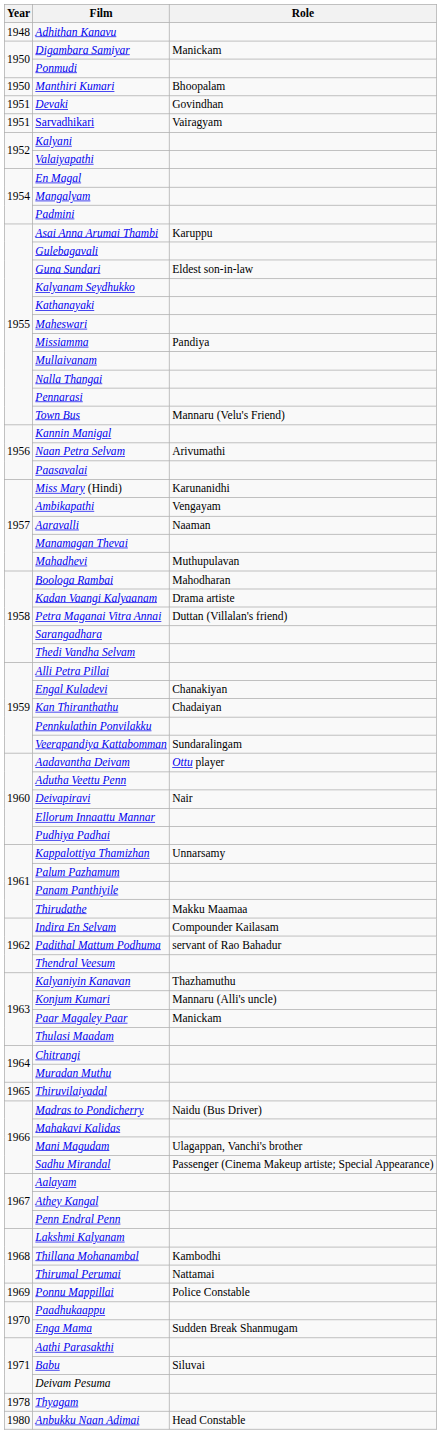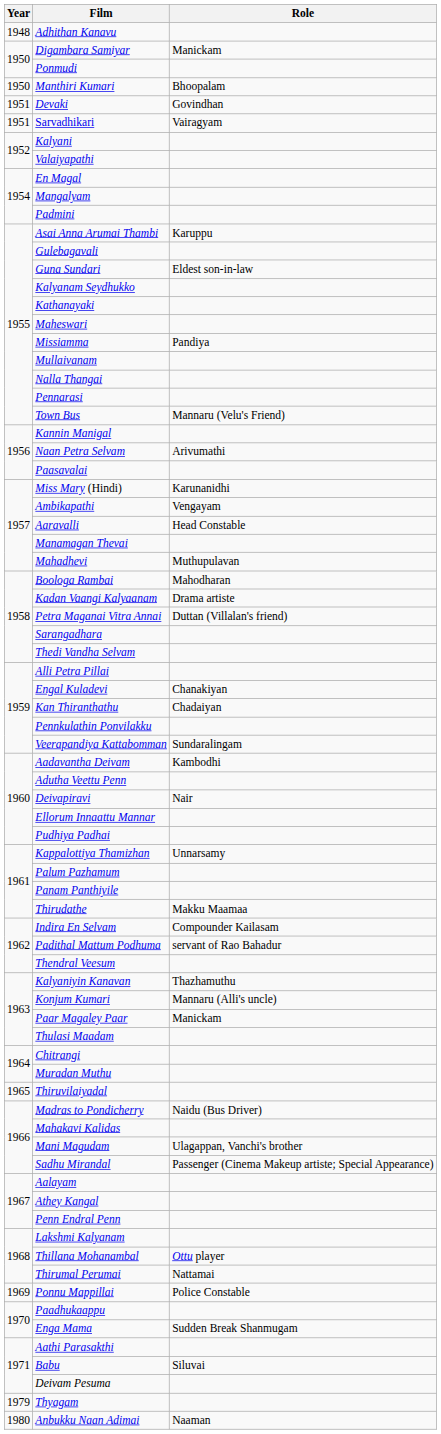(191, 525) Naaman -> (209, 525) Head Constable
(198, 762) Ottu player -> (197, 762) Kambodhi
(197, 1255) Kambodhi -> (198, 1255) Ottu player
(19, 1402) 1978 -> (19, 1402) 1979
(209, 1420) Head Constable -> (191, 1420) Naaman
